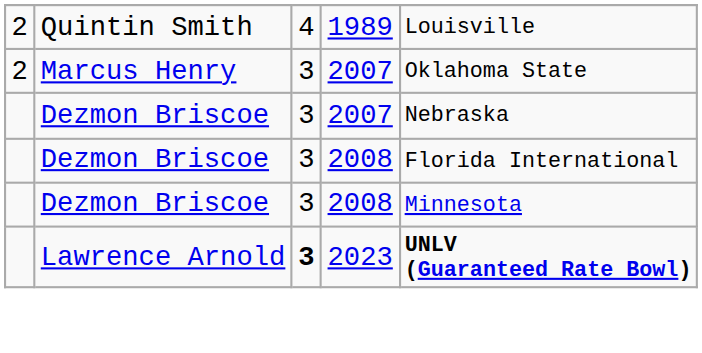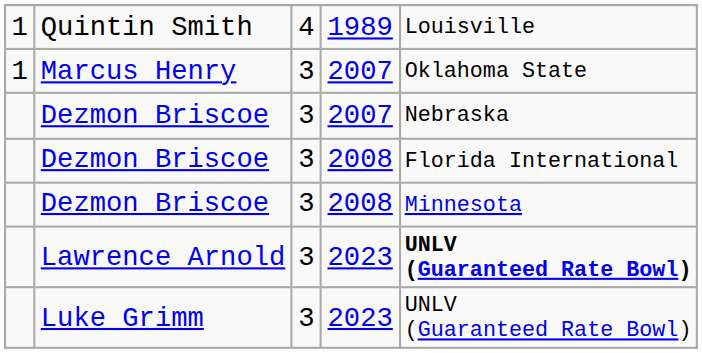(20, 27) 2 -> (20, 27) 1
(20, 71) 2 -> (20, 71) 1
(306, 257) bold -> (306, 257) normal
+ row: (122, 318)
